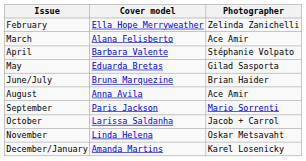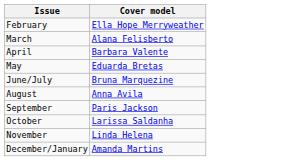- column: (253, 11)
